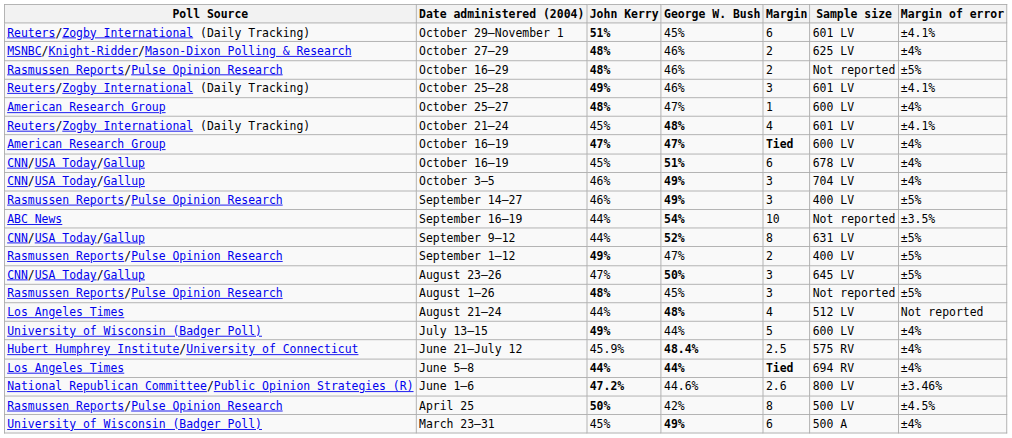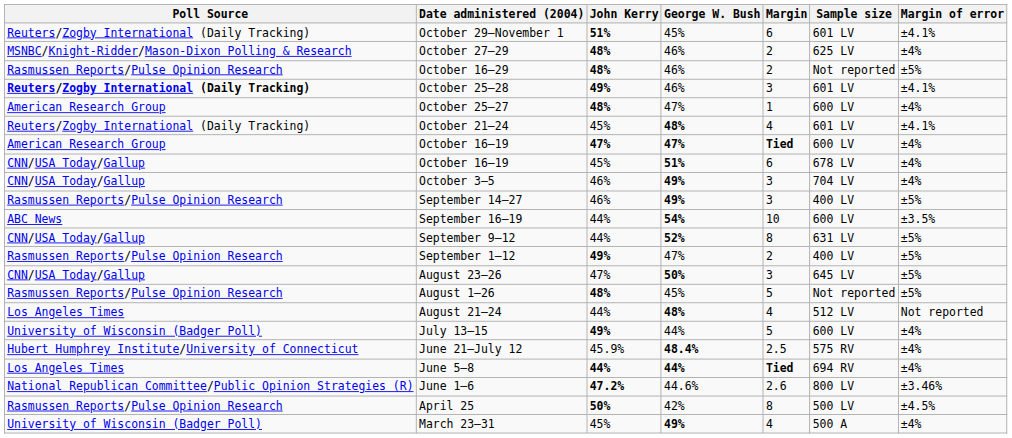(159, 88) normal -> (159, 88) bold
(854, 219) Not reported -> (833, 219) 600 LV
(769, 293) 3 -> (769, 293) 5
(769, 424) 6 -> (769, 424) 4
